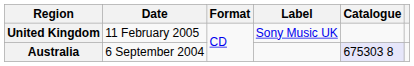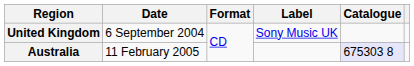(152, 33) 11 February 2005 -> (155, 33) 6 September 2004
(155, 52) 6 September 2004 -> (152, 52) 11 February 2005
